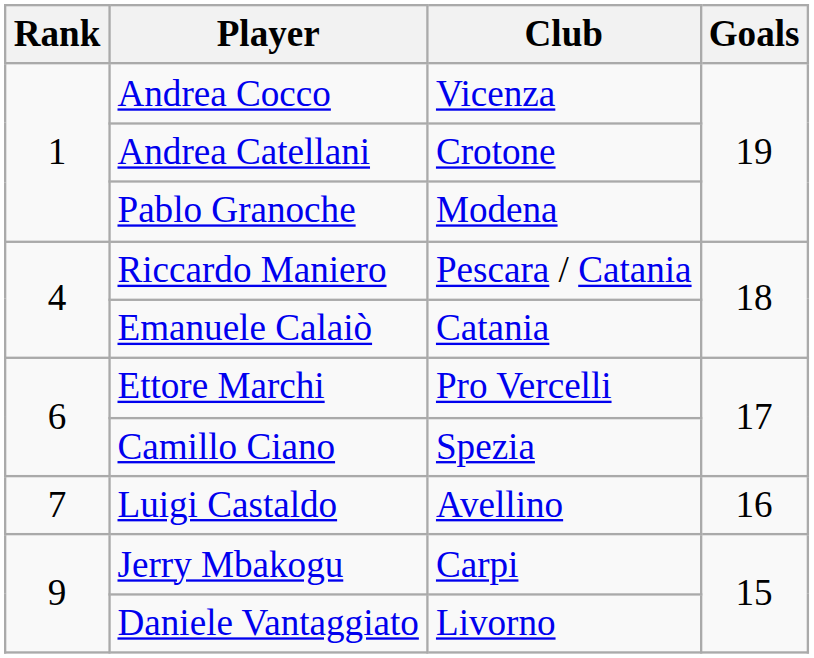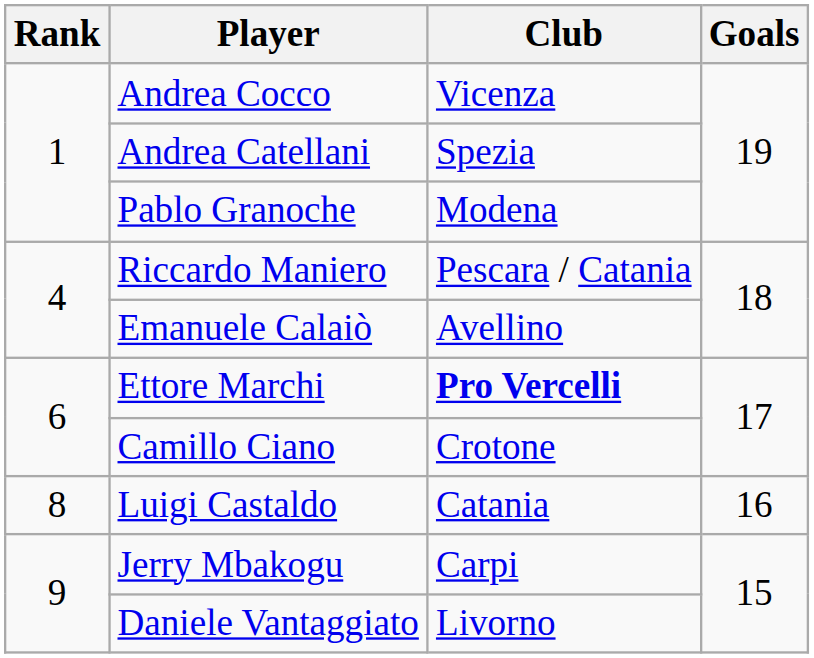(496, 151) Crotone -> (485, 151) Spezia
(493, 328) Catania -> (500, 328) Avellino
(524, 387) normal -> (529, 387) bold
(485, 446) Spezia -> (496, 446) Crotone
(57, 504) 7 -> (57, 504) 8
(500, 504) Avellino -> (493, 504) Catania
